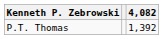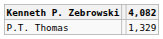(142, 27) 1,392 -> (142, 27) 1,329
